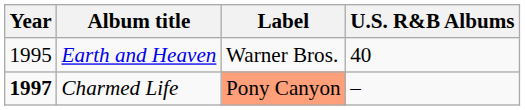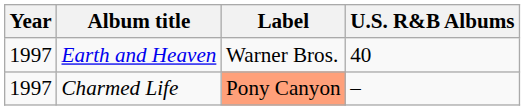(31, 54) 1995 -> (31, 54) 1997
(31, 88) bold -> (31, 88) normal
